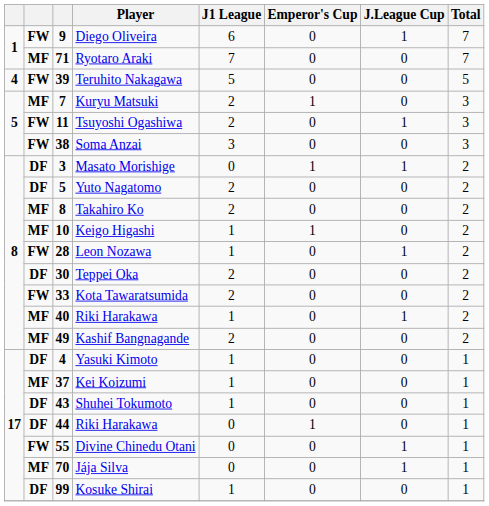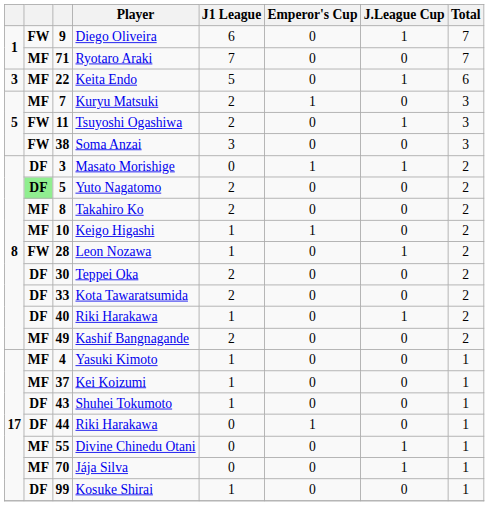+ row: (62, 79)
- row: (62, 79)
(38, 187) no background -> (38, 187) lightgreen background
(38, 295) FW -> (38, 295) DF
(38, 317) MF -> (38, 317) DF
(38, 360) DF -> (38, 360) MF
(38, 446) FW -> (38, 446) MF
